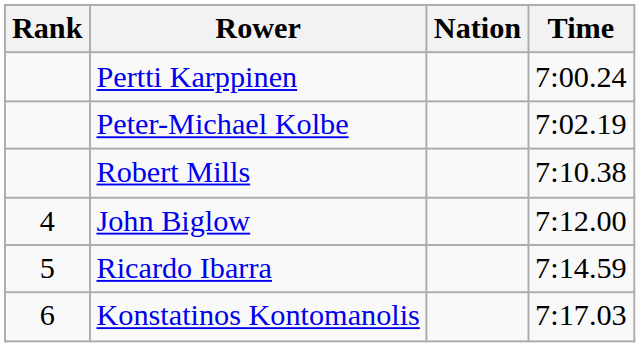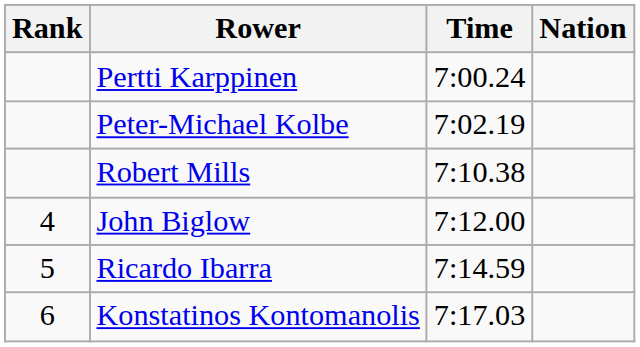columns swapped: (477, 28) <-> (581, 28)
